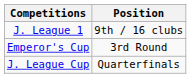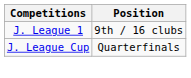- row: (48, 47)
